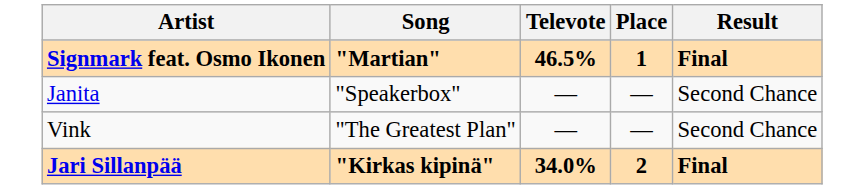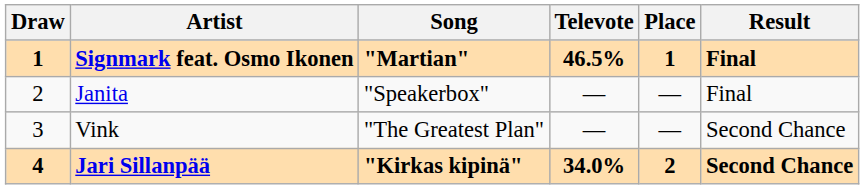+ column: (38, 22)
(747, 93) Second Chance -> (729, 93) Final
(703, 165) Final -> (780, 165) Second Chance
